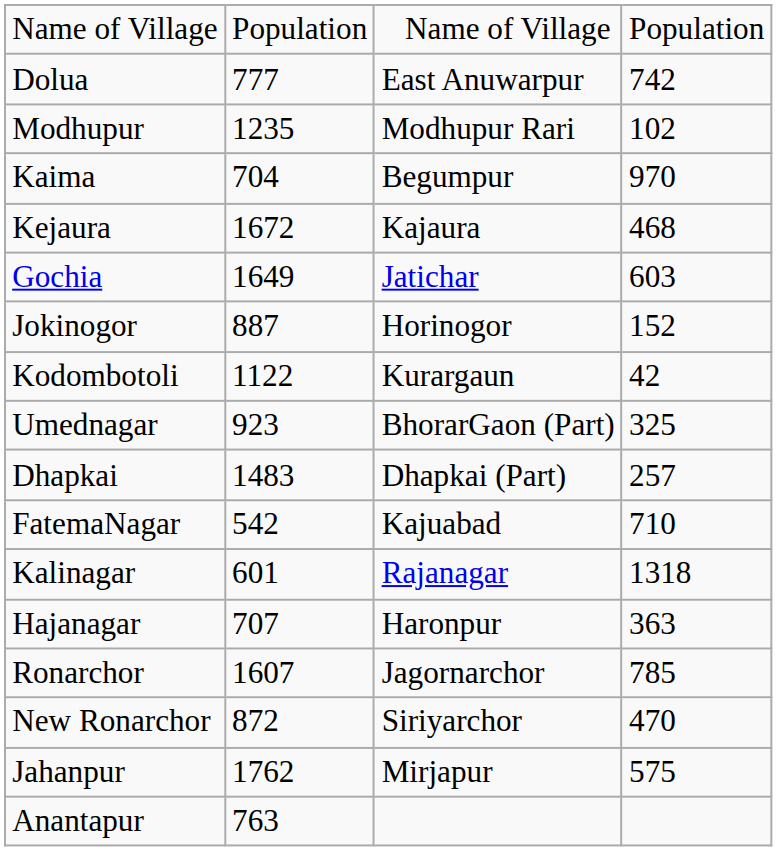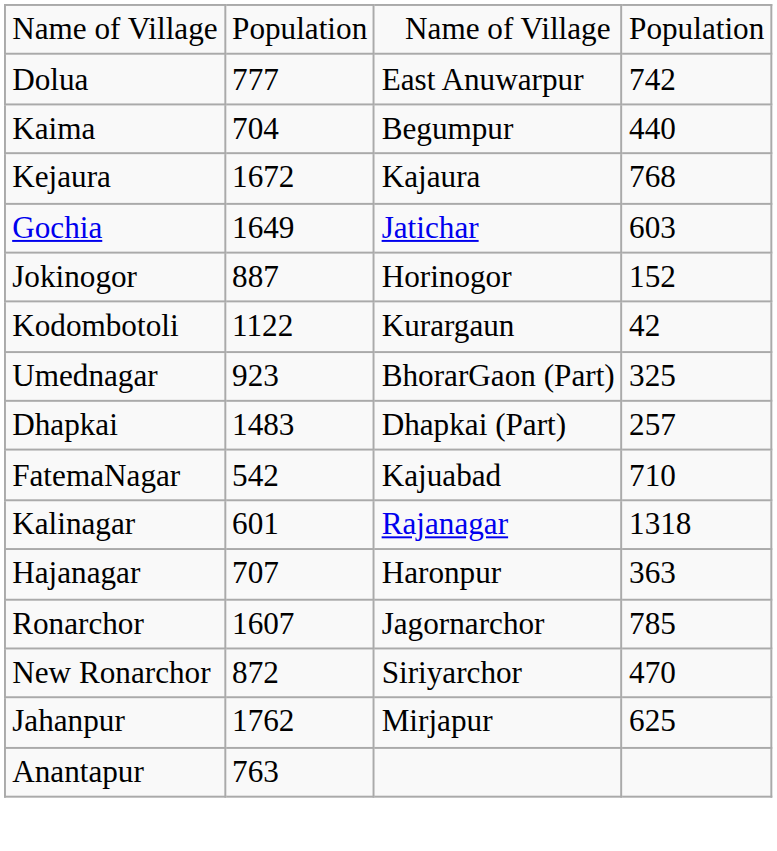- row: (78, 128)
(652, 177) 970 -> (652, 128) 440
(652, 227) 468 -> (652, 177) 768
(652, 771) 575 -> (652, 721) 625
